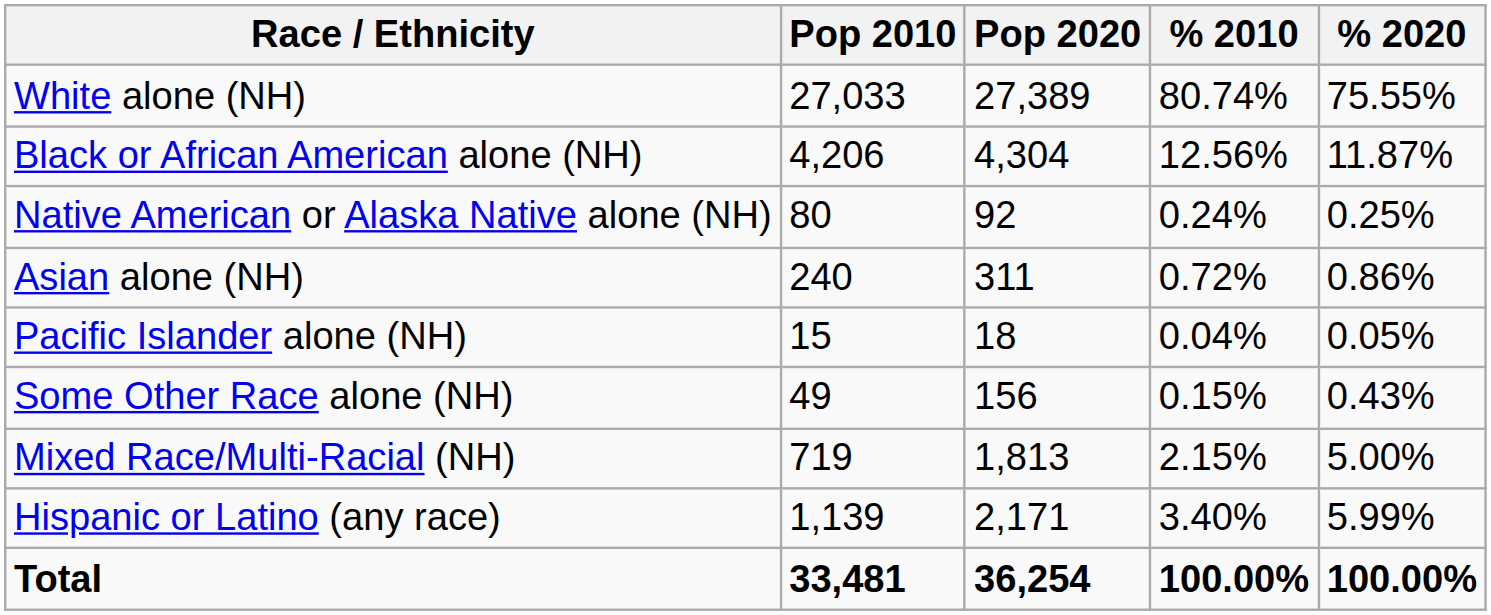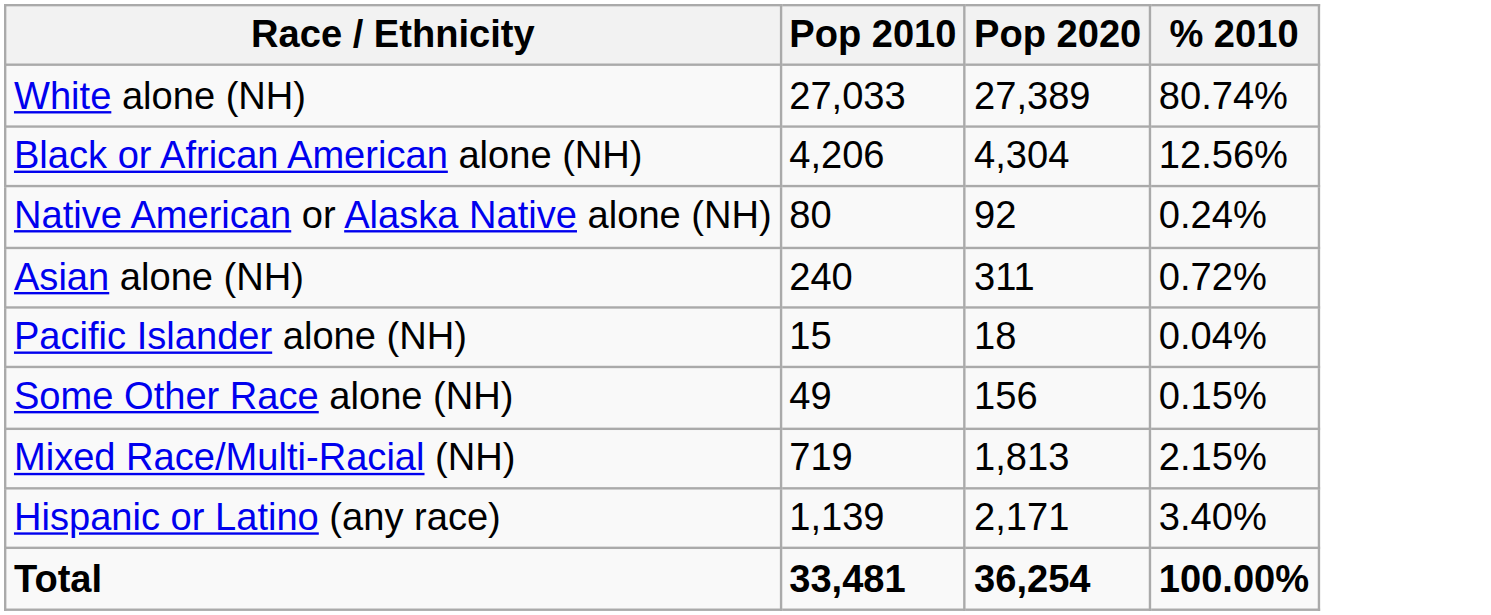- column: (1402, 34)
